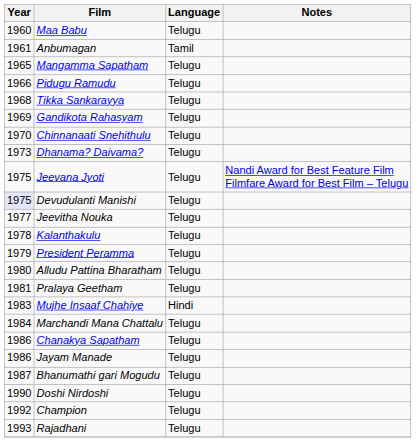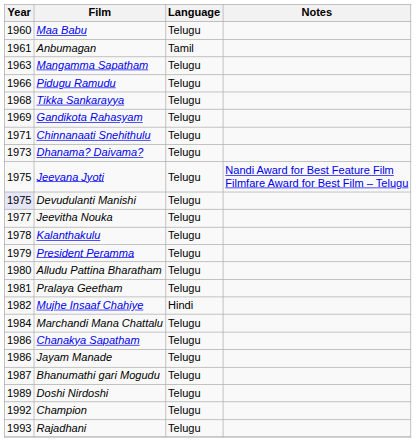(19, 65) 1965 -> (19, 65) 1963
(19, 135) 1970 -> (19, 135) 1971
(19, 305) 1983 -> (19, 305) 1982
(19, 393) 1990 -> (19, 393) 1989
